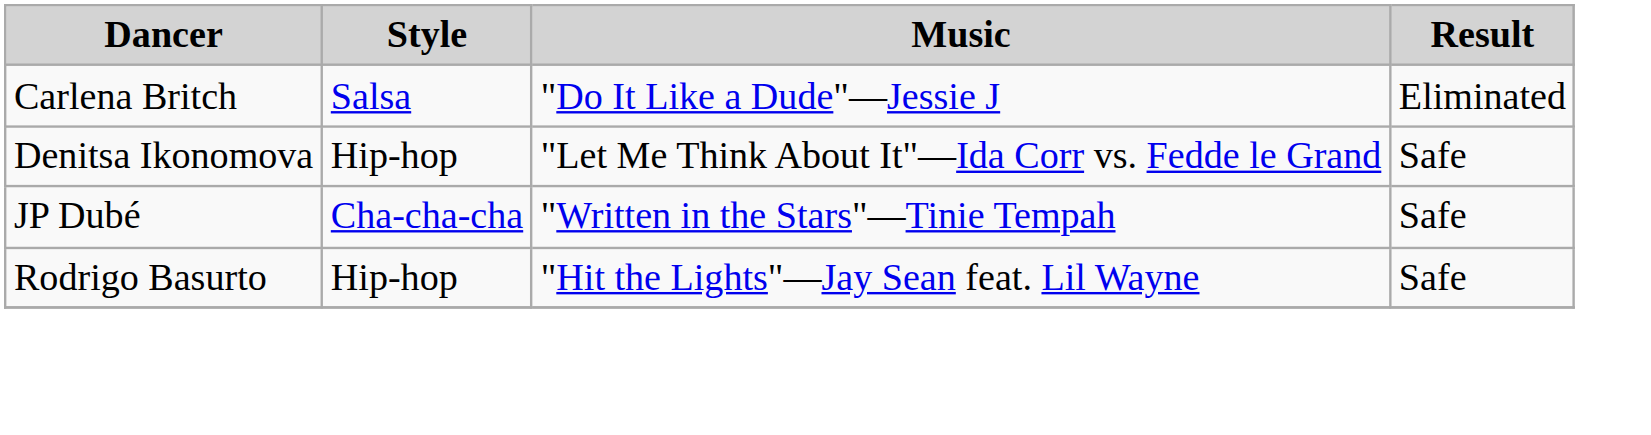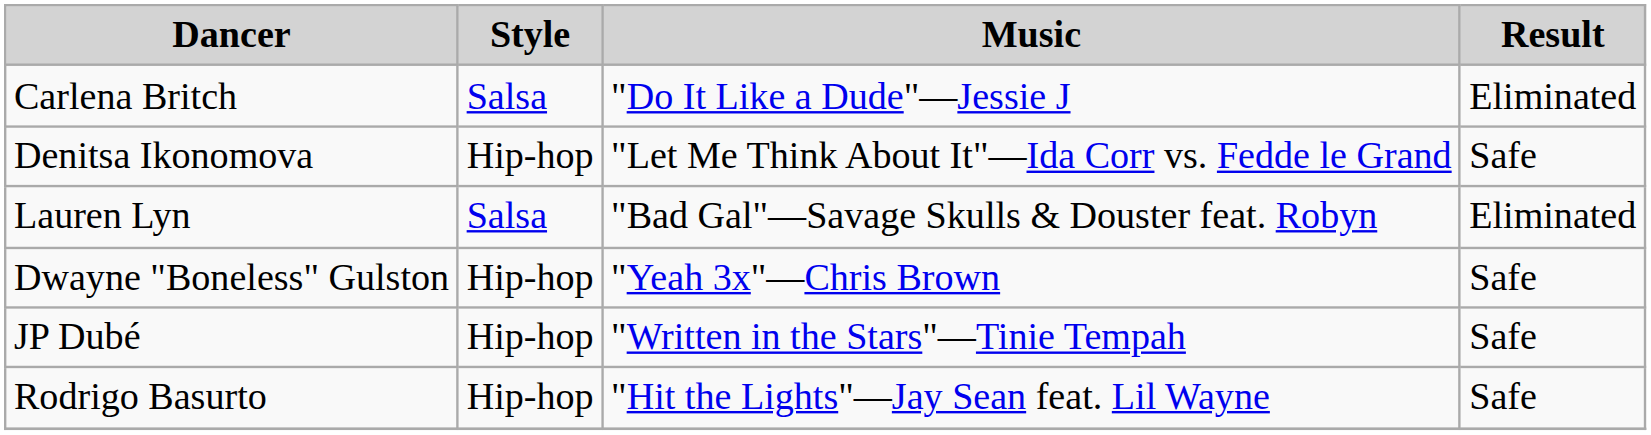+ row: (102, 215)
+ row: (232, 276)
(427, 215) Cha-cha-cha -> (530, 336) Hip-hop
